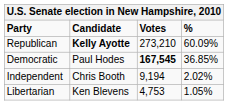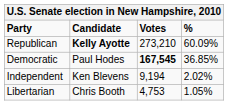(99, 76) Chris Booth -> (101, 76) Ken Blevens
(101, 92) Ken Blevens -> (99, 92) Chris Booth
